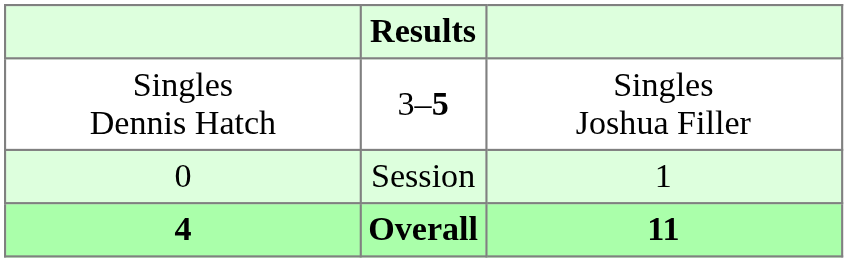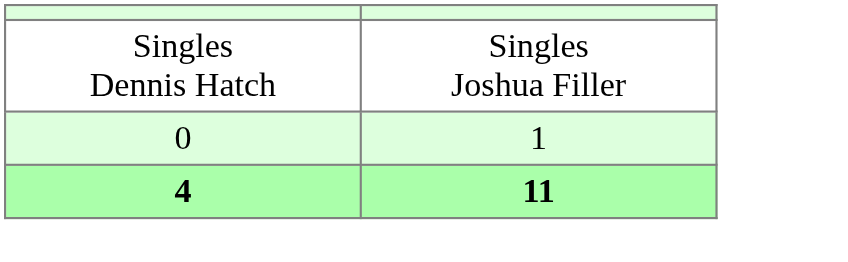- column: (423, 31)
